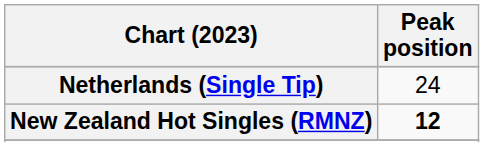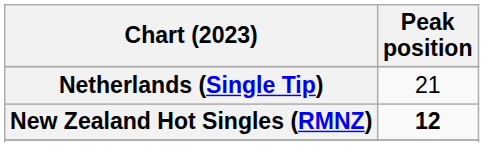(428, 85) 24 -> (428, 85) 21
